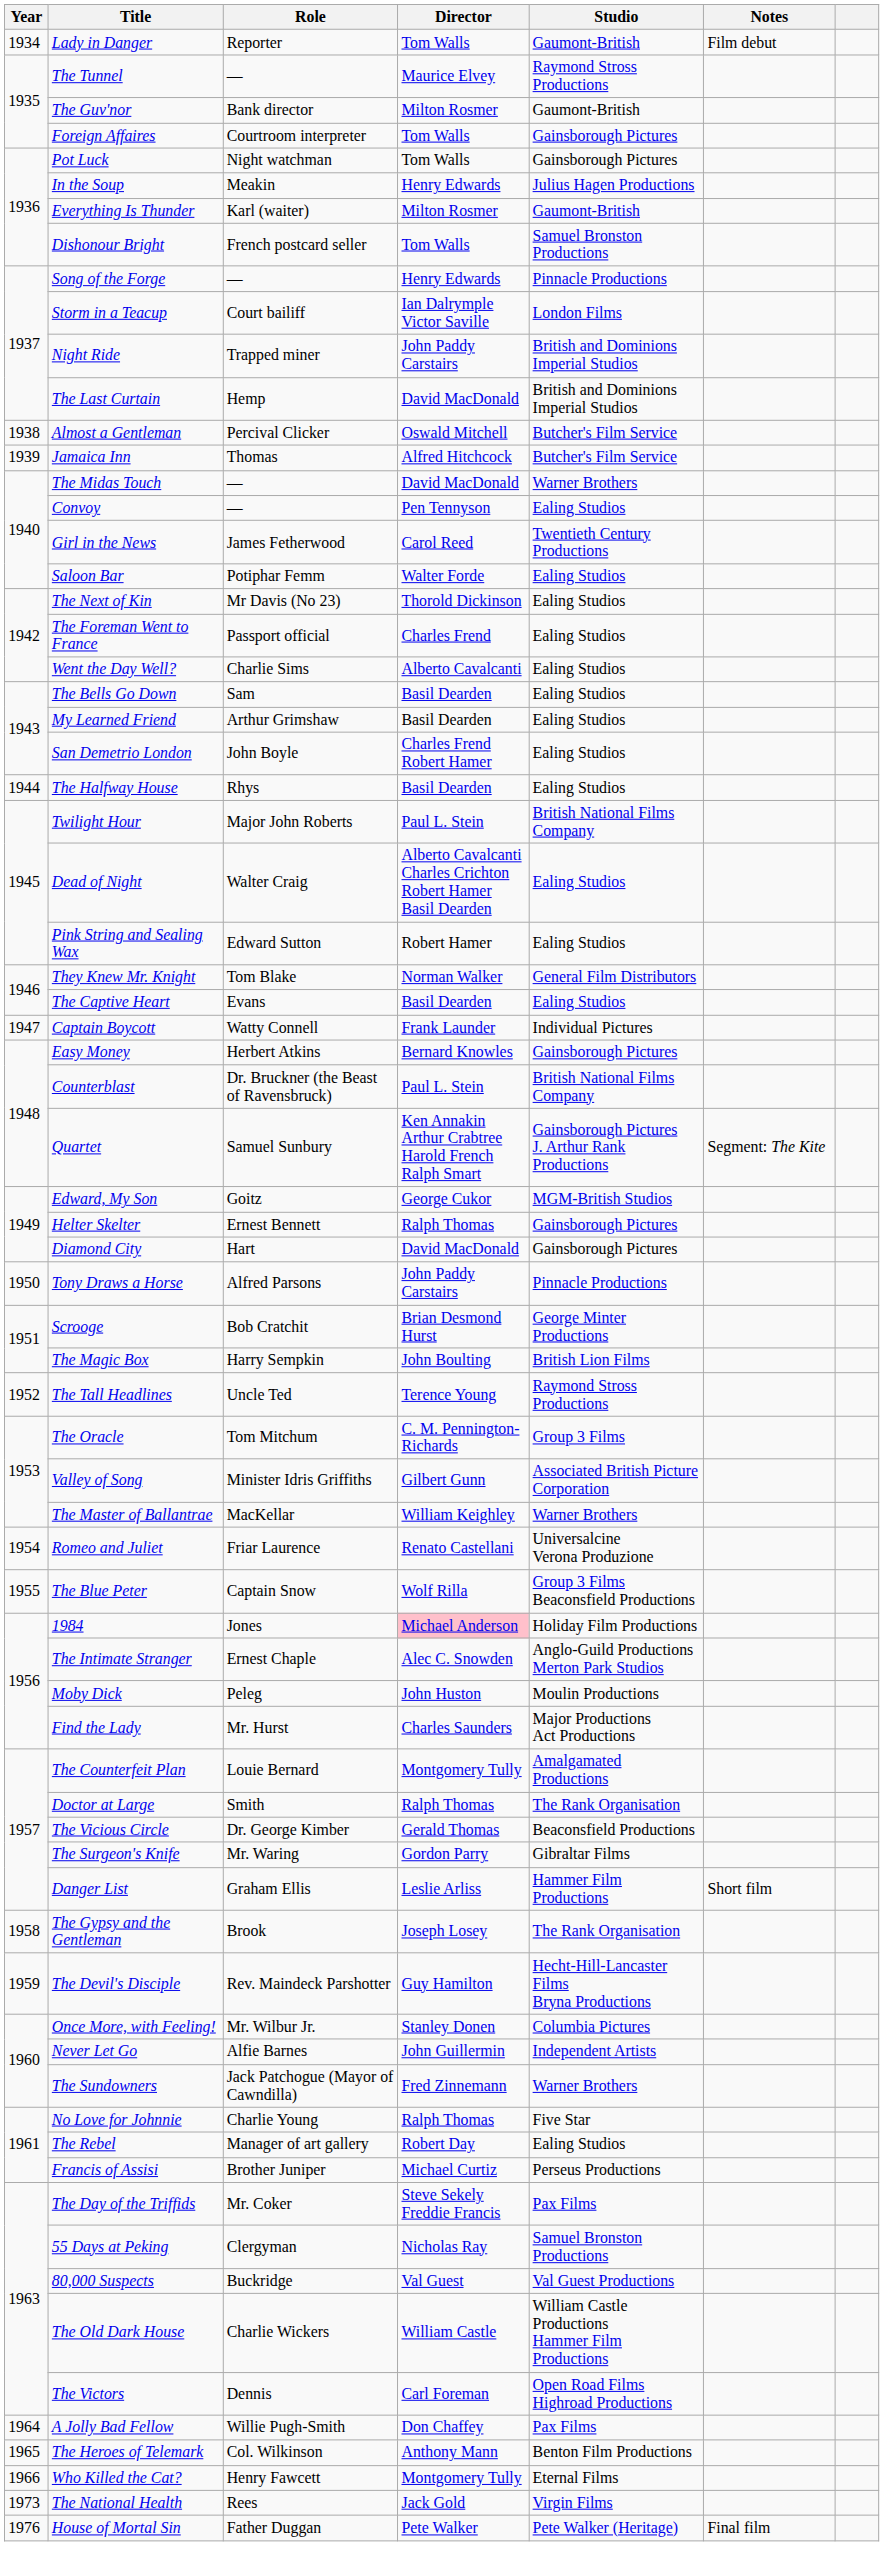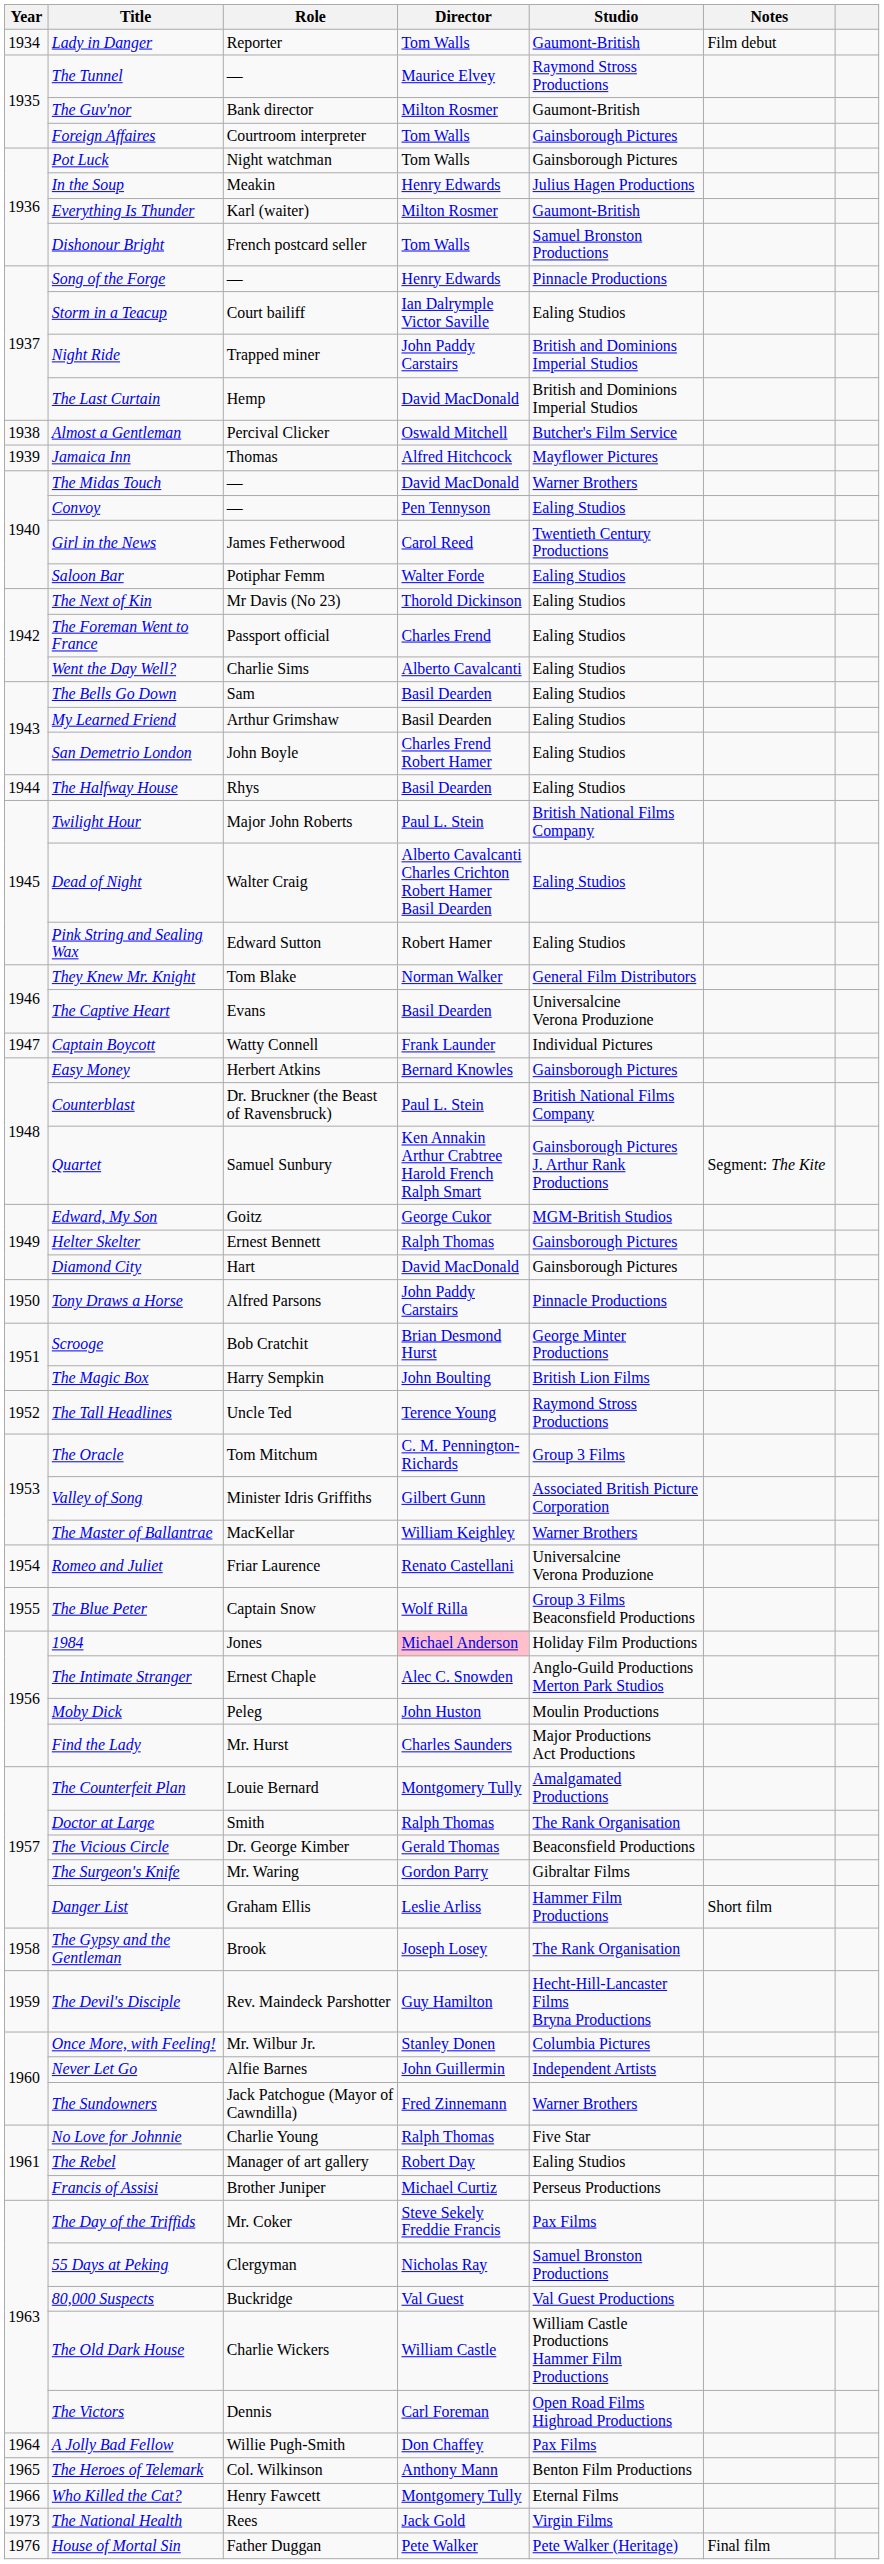(577, 312) London Films -> (579, 312) Ealing Studios
(605, 457) Butcher's Film Service -> (595, 457) Mayflower Pictures
(579, 1002) Ealing Studios -> (593, 1011) Universalcine Verona Produzione
